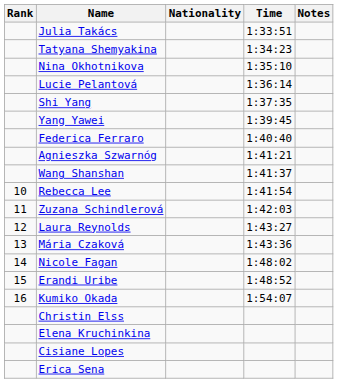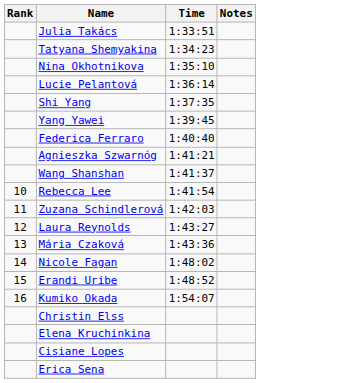- column: (205, 13)
